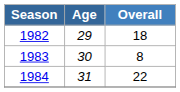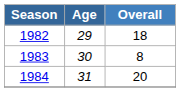(140, 77) 22 -> (140, 77) 20
